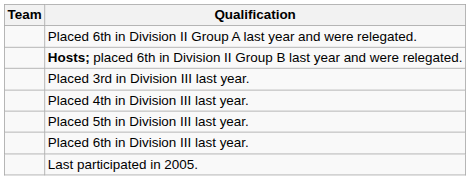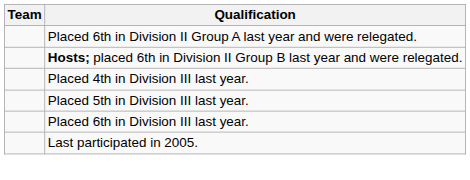- row: (149, 79)
